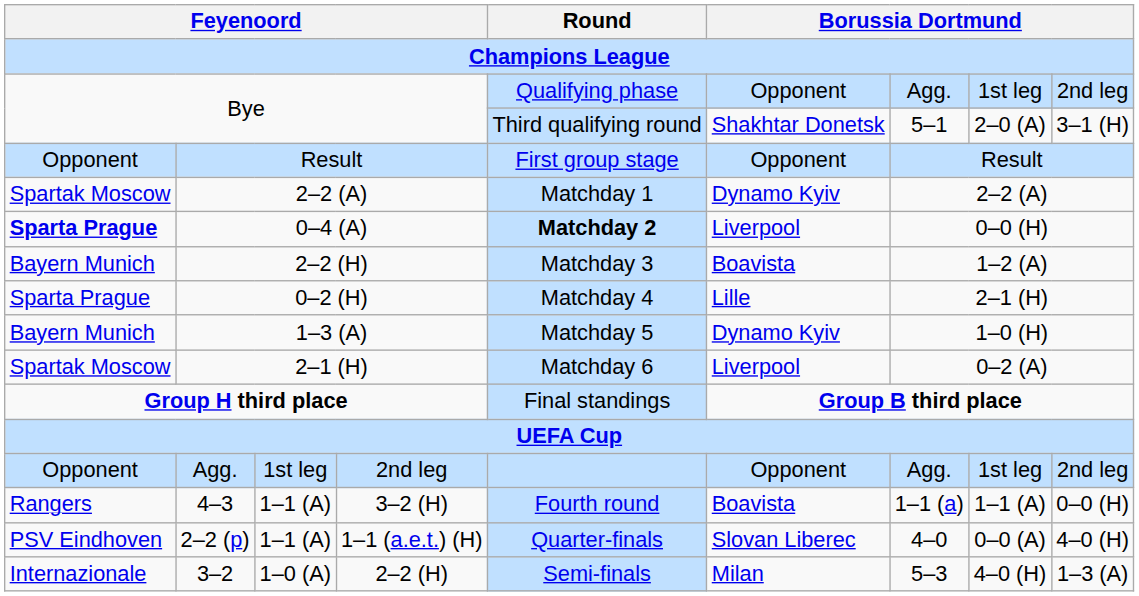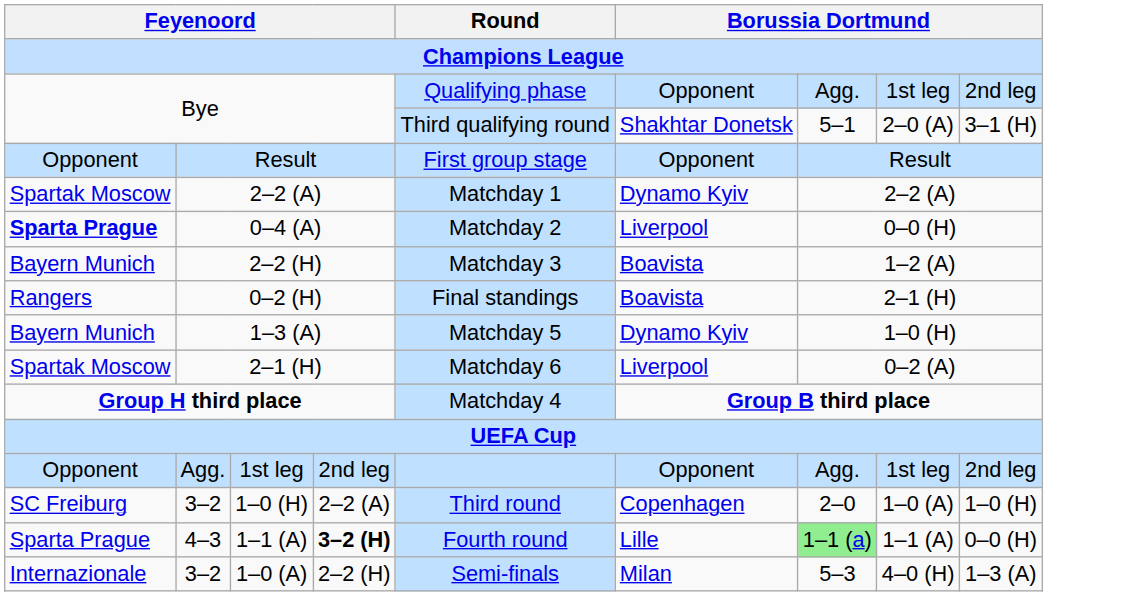(597, 228) bold -> (505, 228) normal
(80, 297) Sparta Prague -> (51, 297) Rangers
(597, 297) Matchday 4 -> (505, 297) Final standings
(731, 297) Lille -> (662, 297) Boavista
(597, 401) Final standings -> (505, 401) Matchday 4
+ row: (203, 504)
(51, 504) Rangers -> (80, 539) Sparta Prague
(412, 504) normal -> (354, 539) bold
(753, 504) Boavista -> (639, 539) Lille
(929, 504) no background -> (837, 539) lightgreen background
- row: (215, 539)
